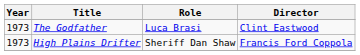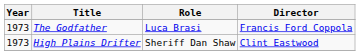(279, 27) Clint Eastwood -> (296, 27) Francis Ford Coppola
(296, 42) Francis Ford Coppola -> (279, 42) Clint Eastwood
